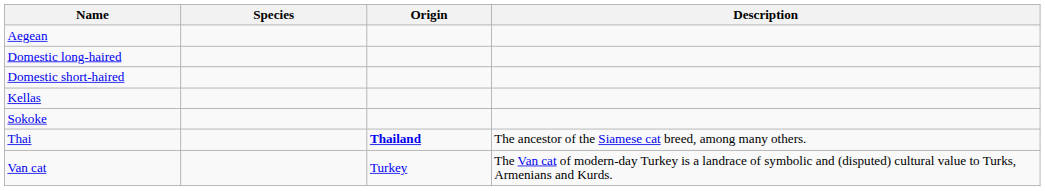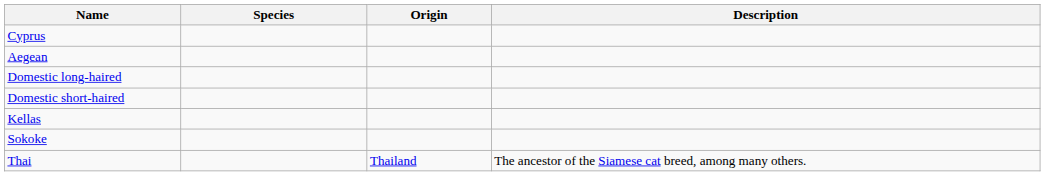+ row: (26, 35)
(395, 139) bold -> (393, 160) normal
- row: (27, 167)
